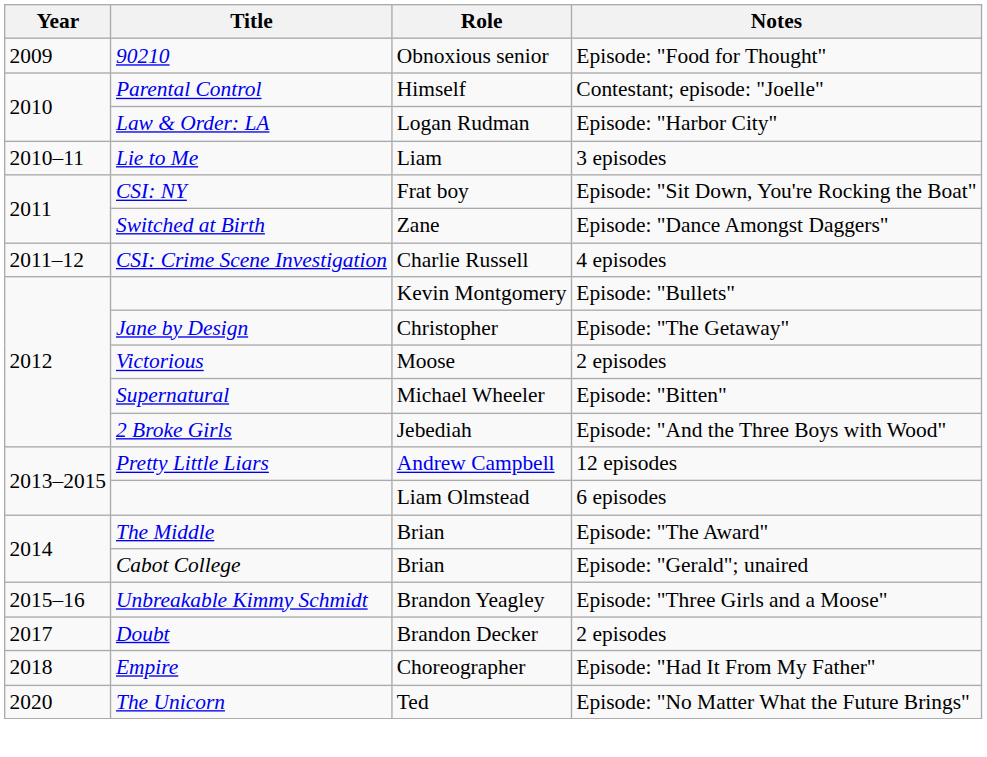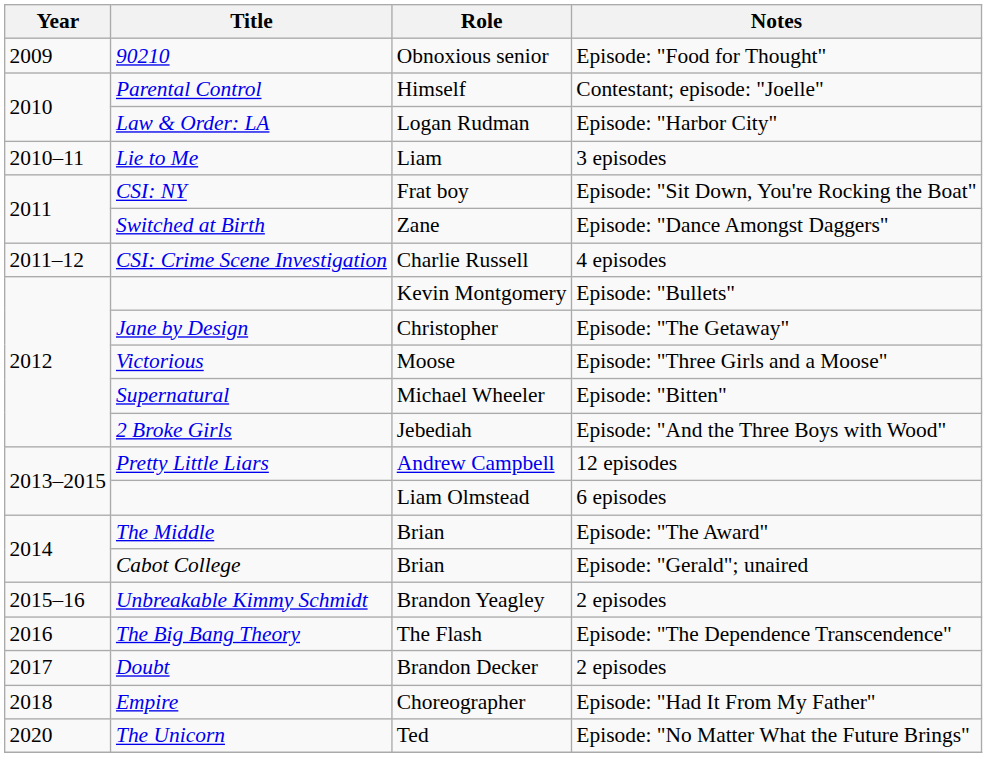(621, 361) 2 episodes -> (732, 361) Episode: "Three Girls and a Moose"
(732, 599) Episode: "Three Girls and a Moose" -> (621, 599) 2 episodes
+ row: (208, 633)
